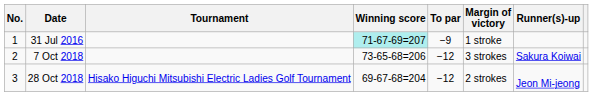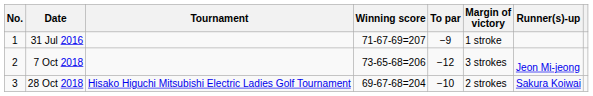(394, 40) paleturquoise background -> (394, 40) no background
(548, 56) Sakura Koiwai -> (548, 68) Jeon Mi-jeong
(445, 78) −12 -> (445, 84) −10
(548, 84) Jeon Mi-jeong -> (548, 84) Sakura Koiwai
